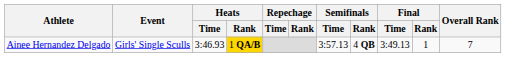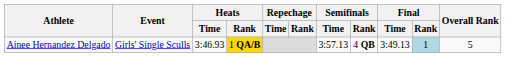(426, 45) no background -> (426, 45) lightblue background
(470, 45) 7 -> (470, 45) 5
